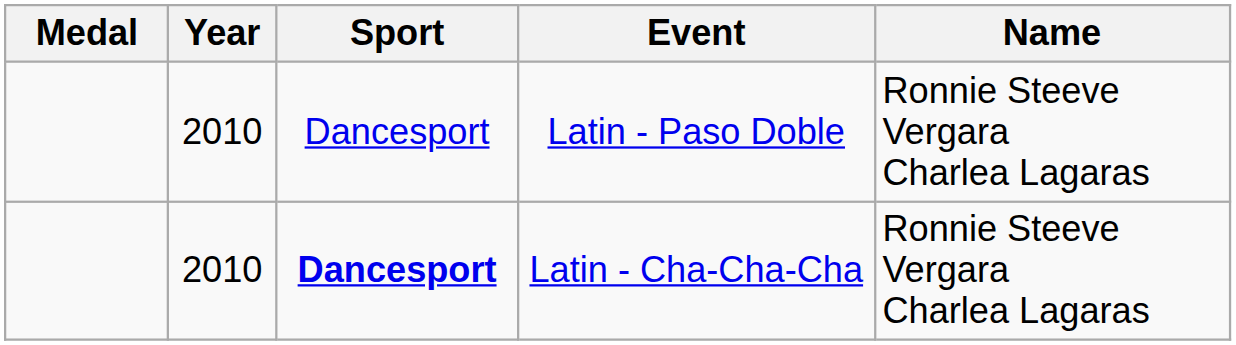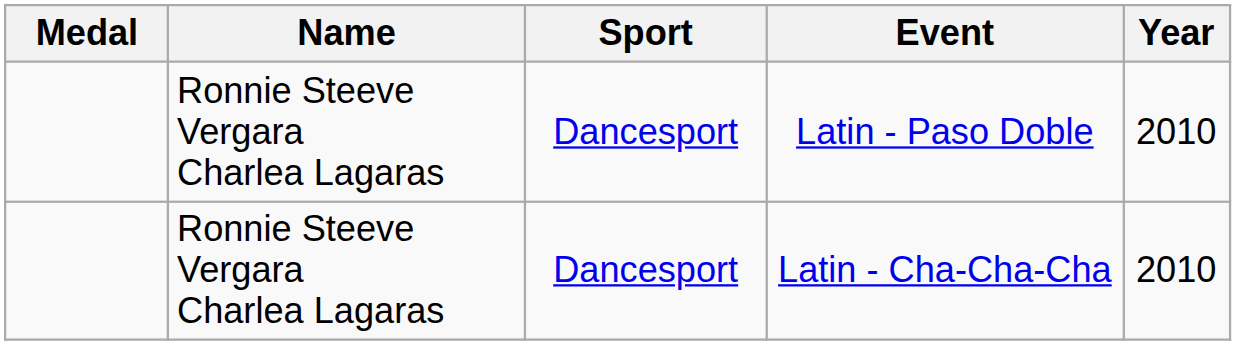columns swapped: (1052, 33) <-> (222, 33)
(397, 269) bold -> (646, 269) normal
